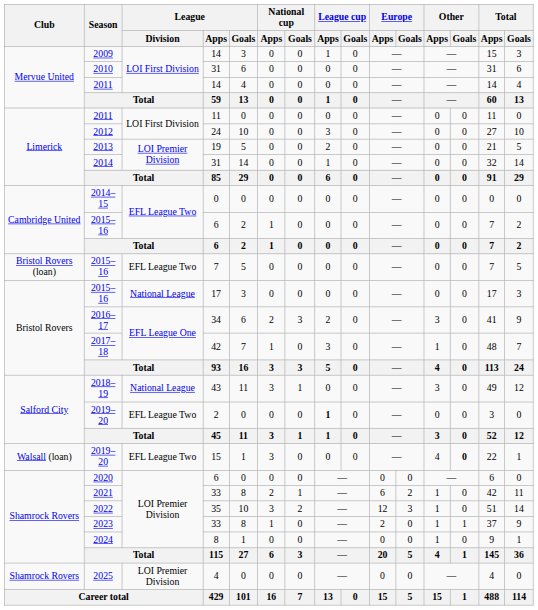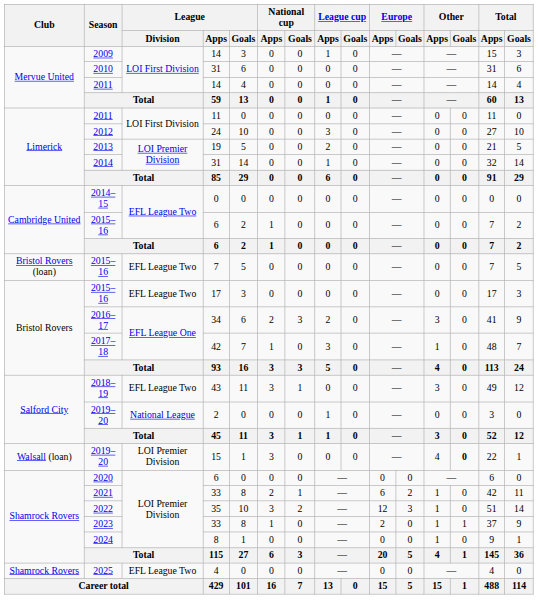(162, 293) National League -> (162, 293) EFL League Two
(162, 388) National League -> (162, 388) EFL League Two
(162, 415) EFL League Two -> (162, 415) National League
(328, 415) bold -> (328, 415) normal
(162, 457) EFL League Two -> (162, 457) LOI Premier Division
(162, 576) LOI Premier Division -> (162, 570) EFL League Two
